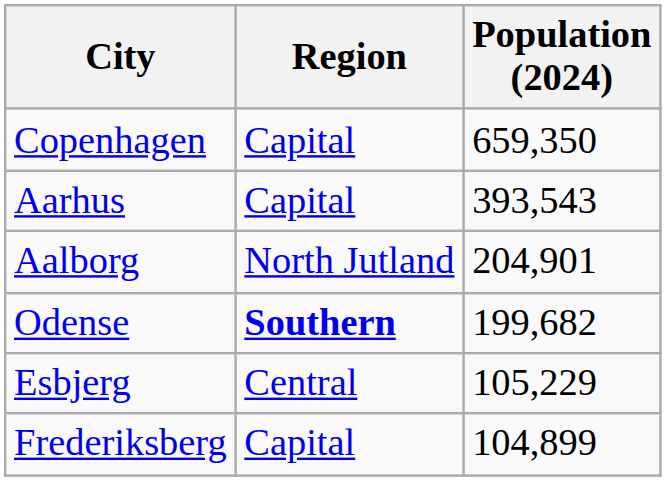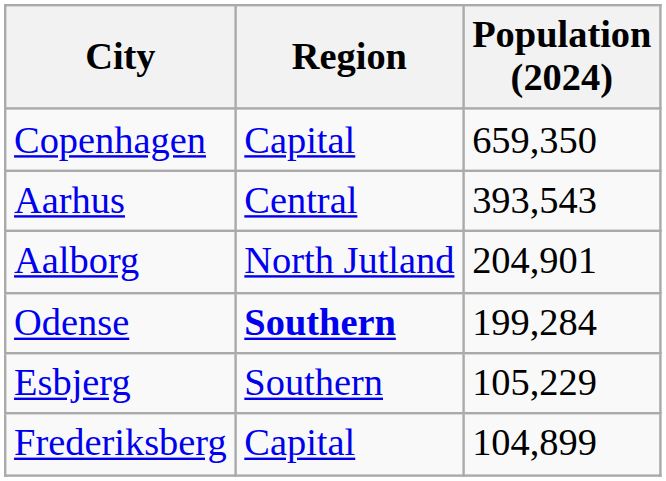(300, 199) Capital -> (301, 199) Central
(535, 321) 199,682 -> (535, 321) 199,284
(301, 382) Central -> (314, 382) Southern
